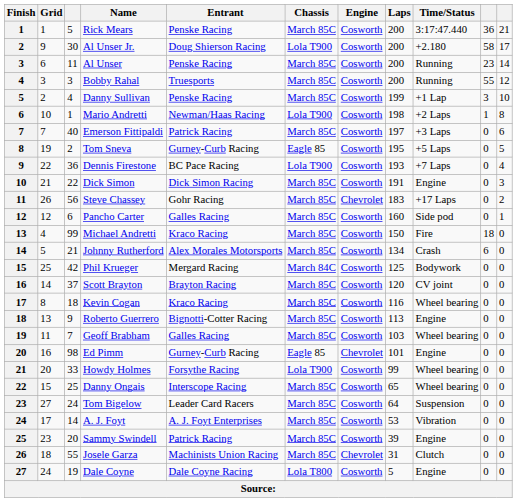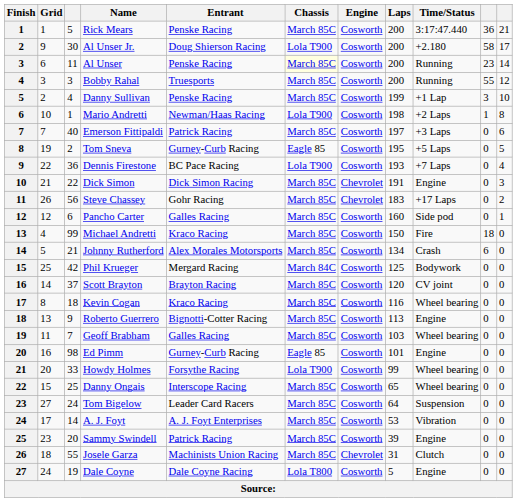(312, 64) no background -> (312, 64) lightyellow background
(362, 183) Cosworth -> (362, 183) Chevrolet
(362, 353) Chevrolet -> (362, 353) Cosworth
